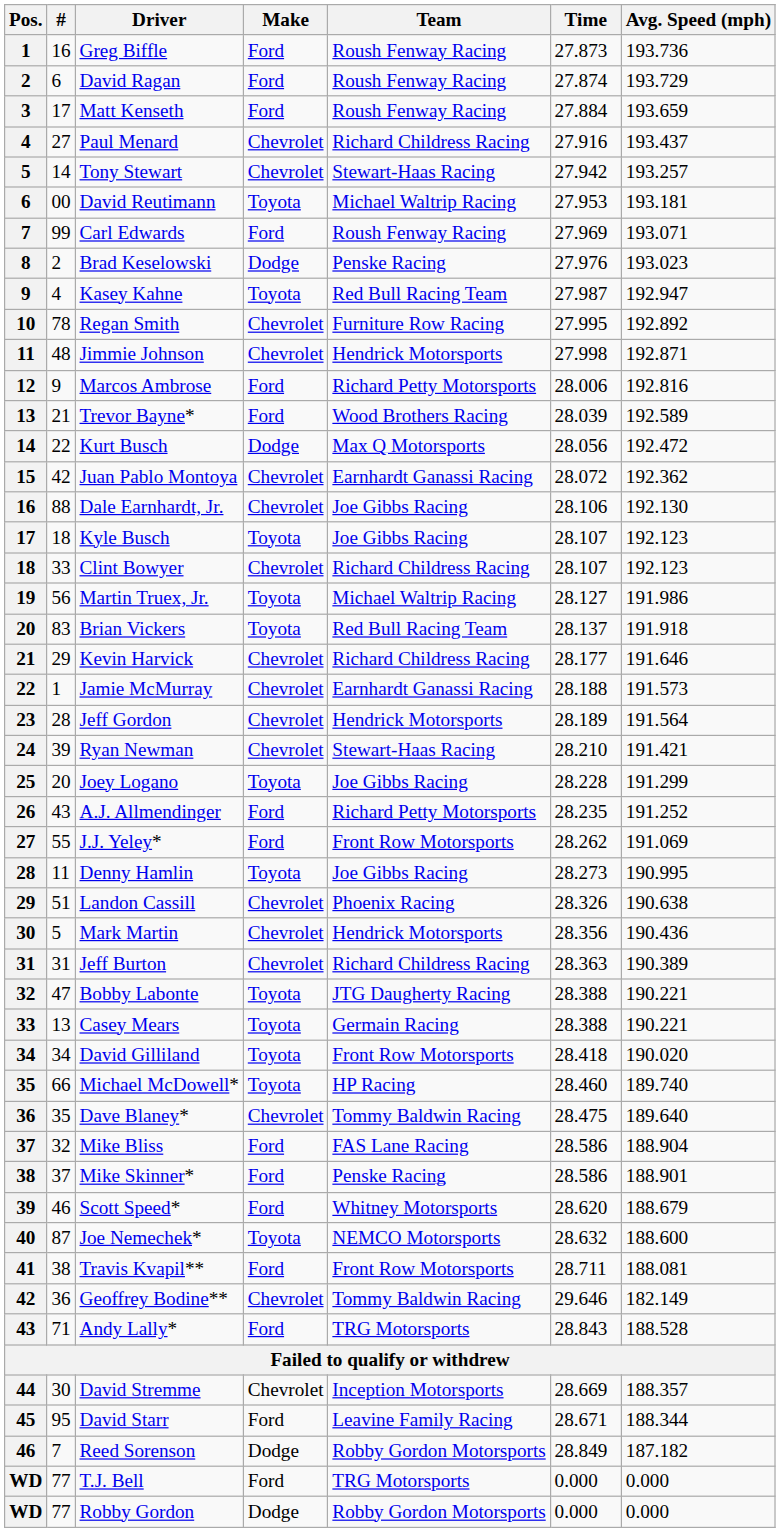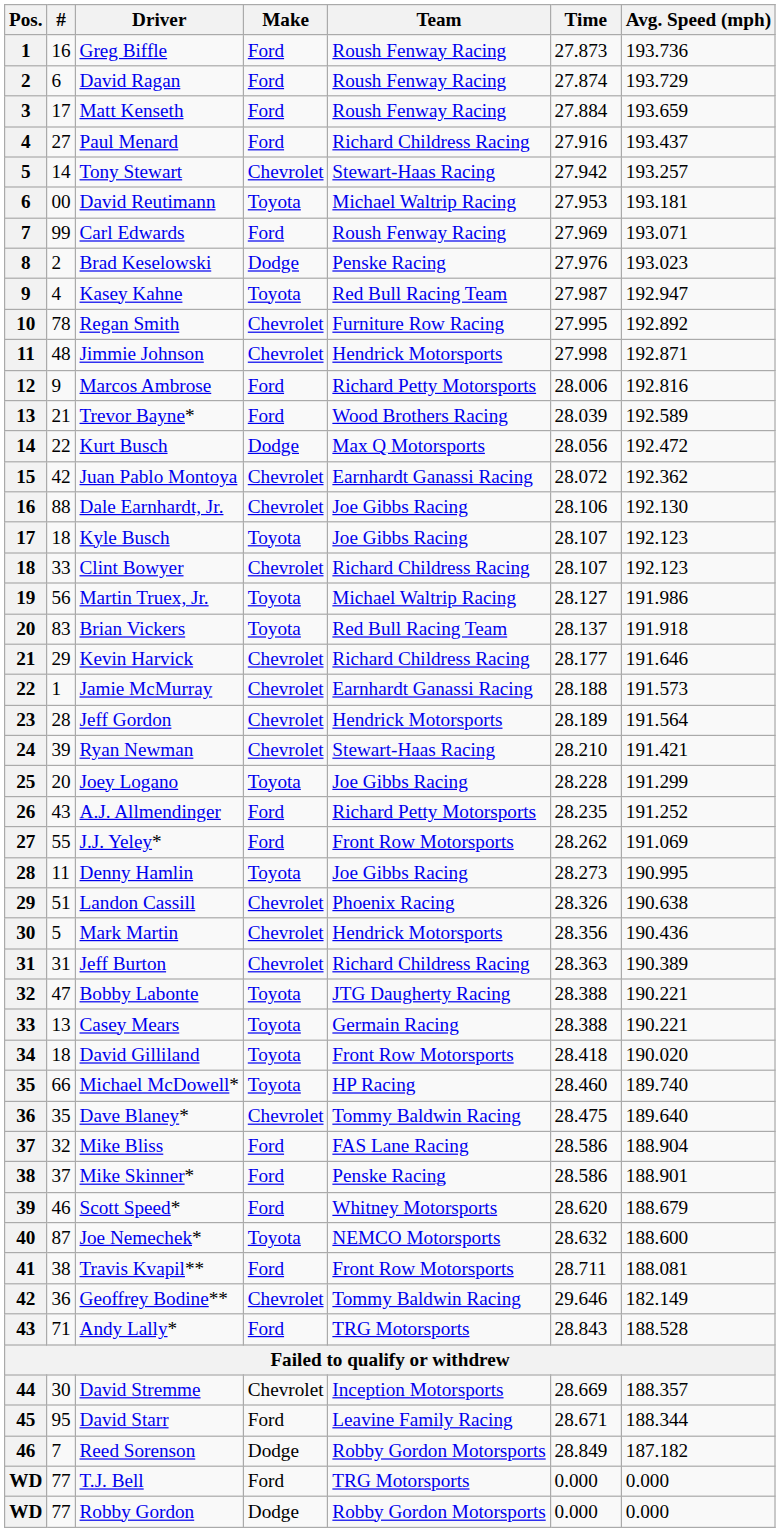(286, 141) Chevrolet -> (266, 141) Ford
(61, 1055) 34 -> (61, 1055) 18
